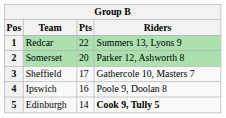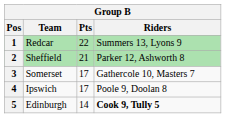(44, 58) Somerset -> (43, 58) Sheffield
(84, 58) 20 -> (84, 58) 21
(43, 74) Sheffield -> (44, 74) Somerset
(84, 89) 16 -> (84, 89) 17
